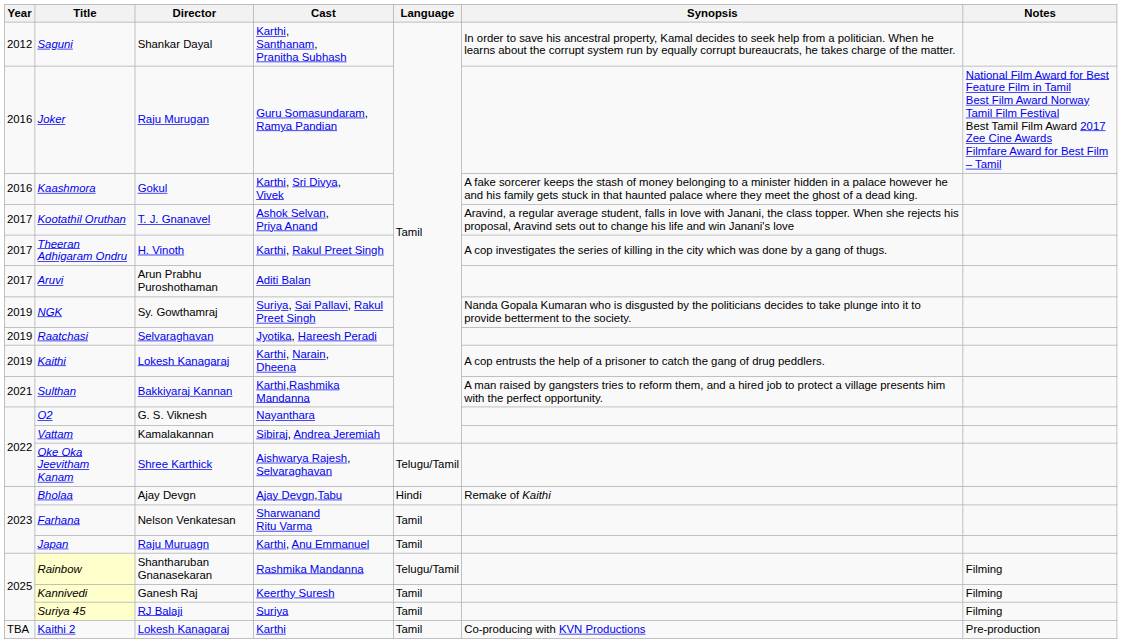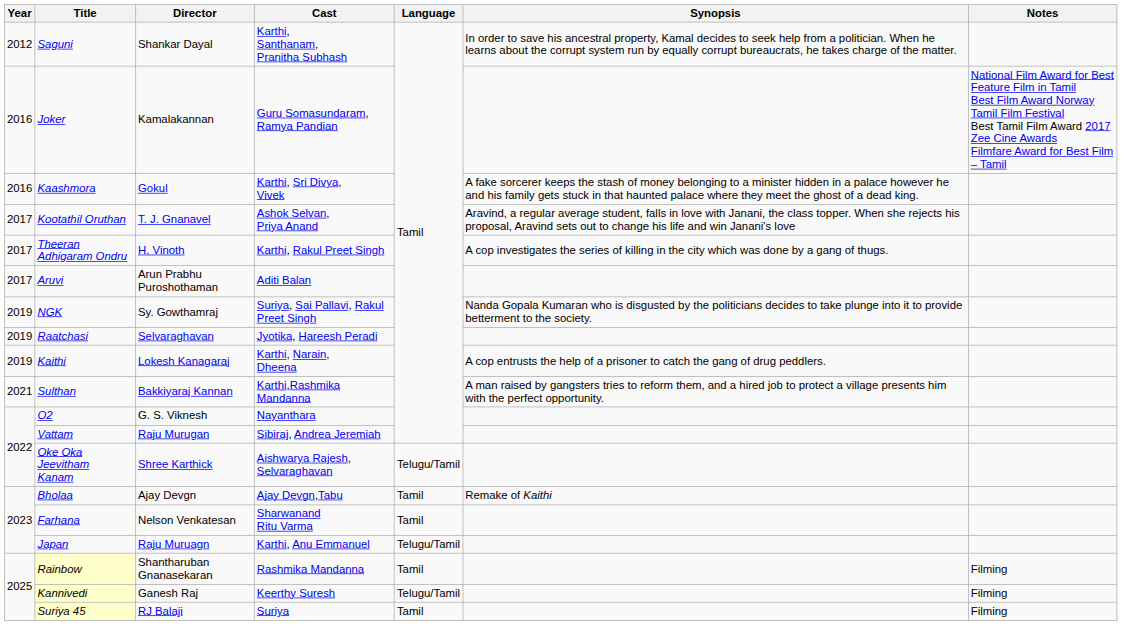(173, 119) Raju Murugan -> (176, 119) Kamalakannan
(176, 434) Kamalakannan -> (174, 434) Raju Murugan
(409, 495) Hindi -> (410, 495) Tamil
(409, 544) Tamil -> (428, 544) Telugu/Tamil
(427, 568) Telugu/Tamil -> (410, 568) Tamil
(409, 593) Tamil -> (428, 593) Telugu/Tamil
- row: (56, 629)
